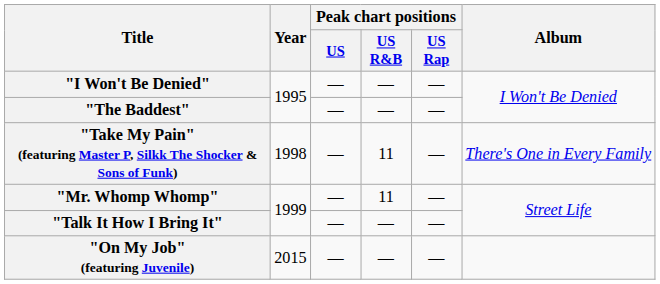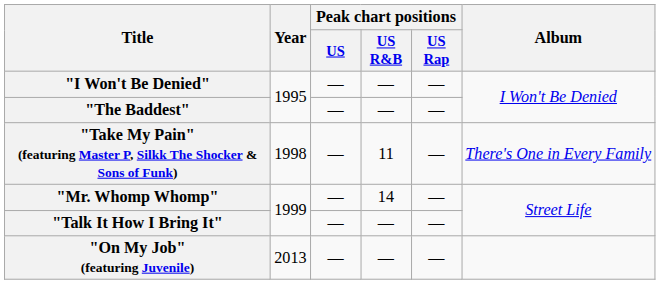(386, 197) 11 -> (386, 197) 14
(290, 257) 2015 -> (290, 257) 2013
